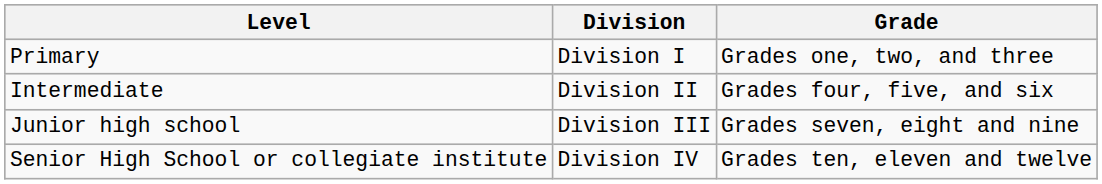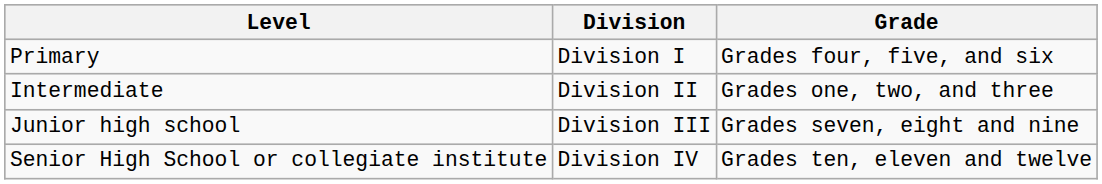(887, 57) Grades one, two, and three -> (887, 57) Grades four, five, and six
(887, 92) Grades four, five, and six -> (887, 92) Grades one, two, and three
